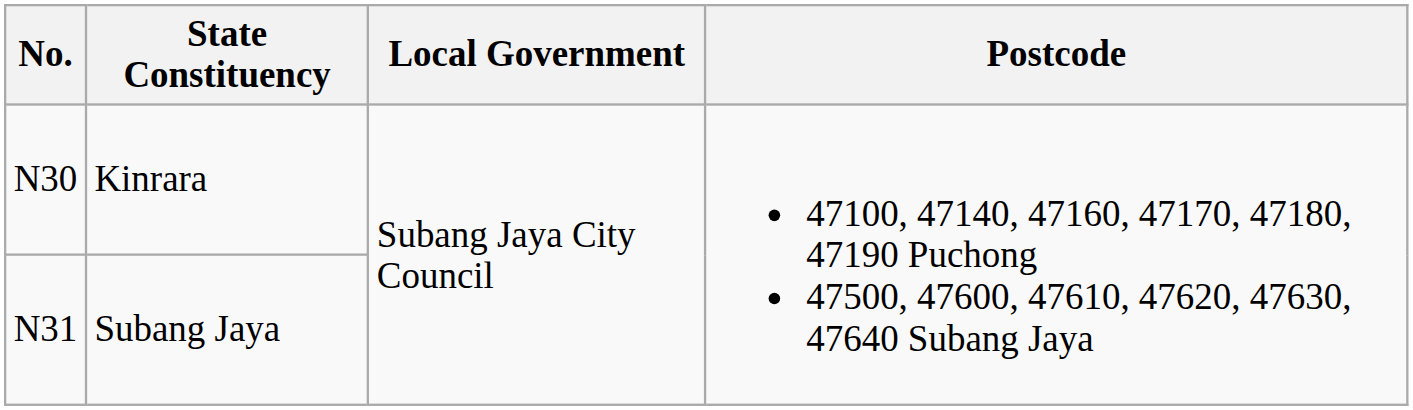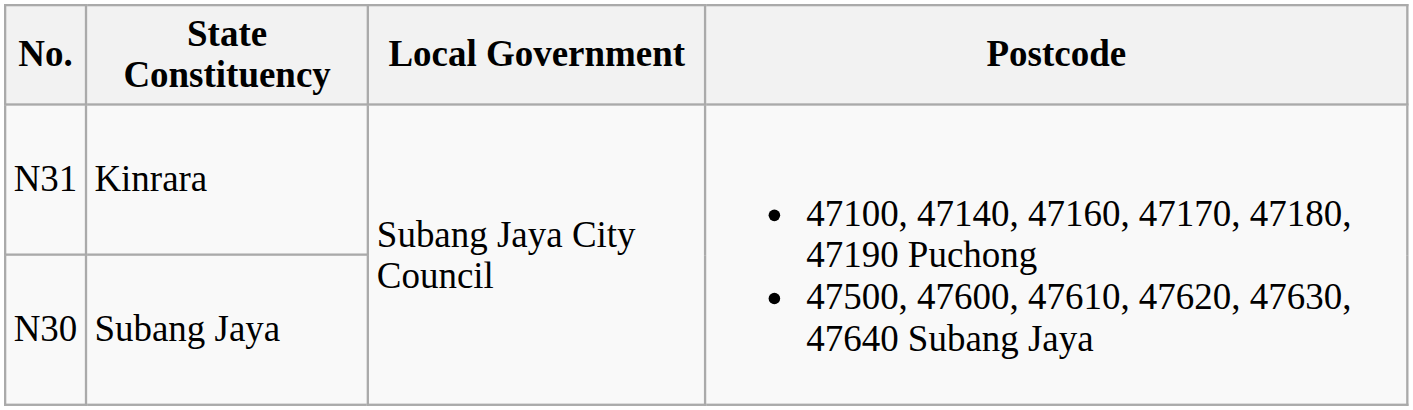(46, 179) N30 -> (46, 179) N31
(46, 328) N31 -> (46, 328) N30
